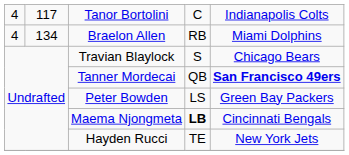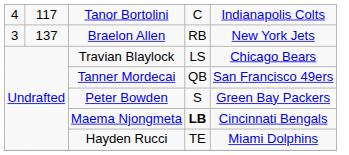(15, 35) 4 -> (15, 35) 3
(47, 35) 134 -> (47, 35) 137
(277, 35) Miami Dolphins -> (273, 35) New York Jets
(197, 56) S -> (197, 56) LS
(277, 77) bold -> (273, 77) normal
(197, 98) LS -> (197, 98) S
(277, 139) New York Jets -> (273, 139) Miami Dolphins
